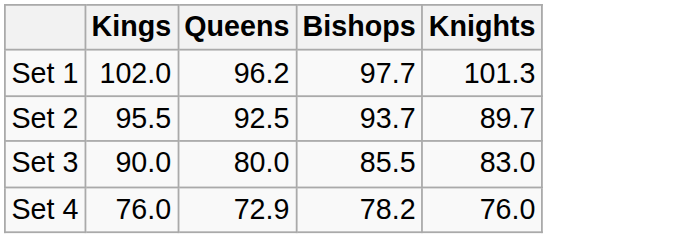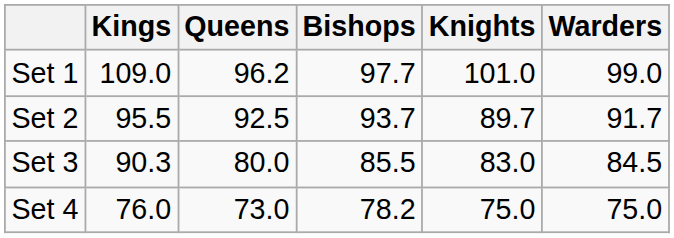+ column: (605, 27)
(135, 72) 102.0 -> (135, 72) 109.0
(500, 72) 101.3 -> (500, 72) 101.0
(143, 163) 90.0 -> (143, 163) 90.3
(262, 208) 72.9 -> (262, 208) 73.0
(508, 208) 76.0 -> (508, 208) 75.0
